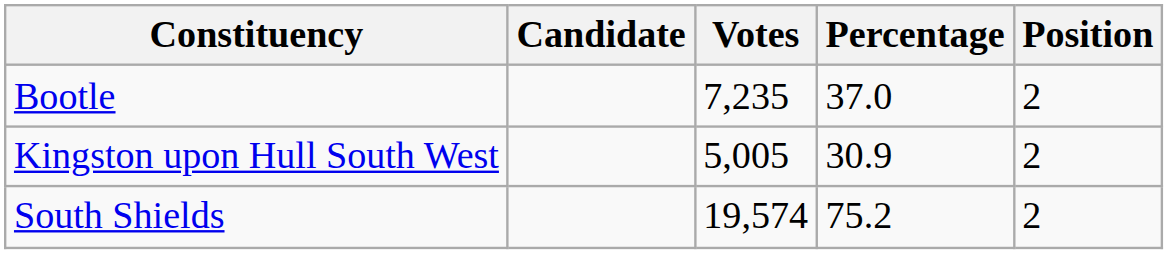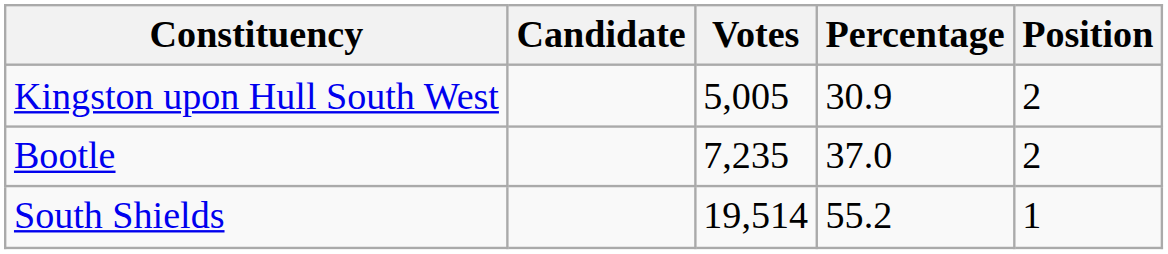rows swapped: (65, 95) <-> (256, 155)
(756, 215) 19,574 -> (756, 215) 19,514
(859, 215) 75.2 -> (859, 215) 55.2
(1032, 215) 2 -> (1032, 215) 1
